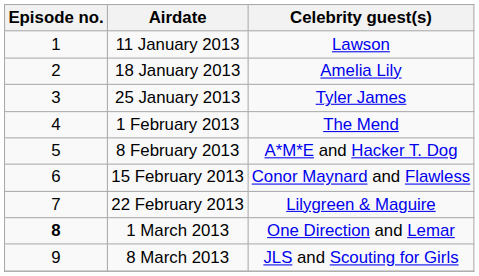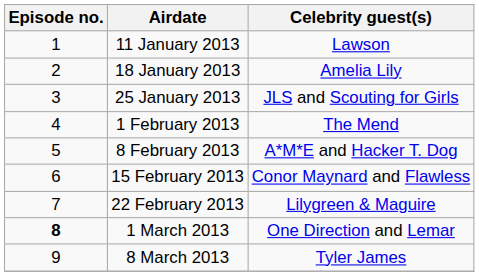(361, 97) Tyler James -> (361, 97) JLS and Scouting for Girls
(361, 257) JLS and Scouting for Girls -> (361, 257) Tyler James
